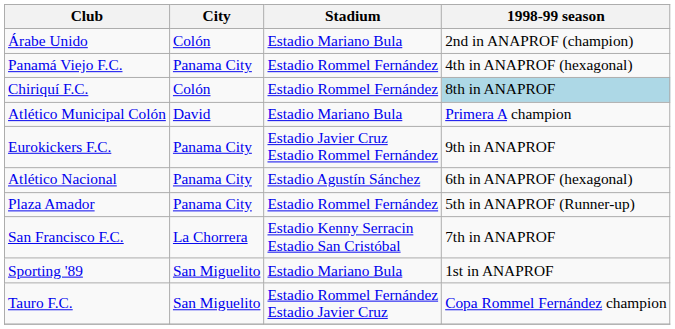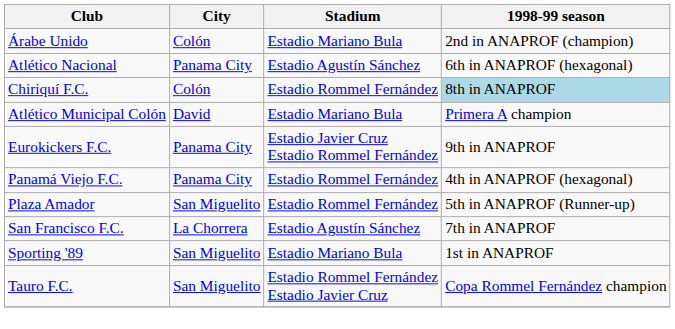rows swapped: (62, 180) <-> (65, 65)
(212, 204) Panama City -> (217, 204) San Miguelito
(340, 237) Estadio Kenny Serracin Estadio San Cristóbal -> (344, 228) Estadio Agustín Sánchez
